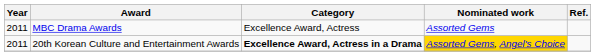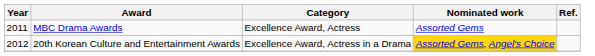(17, 44) 2011 -> (18, 44) 2012
(333, 44) bold -> (328, 44) normal
